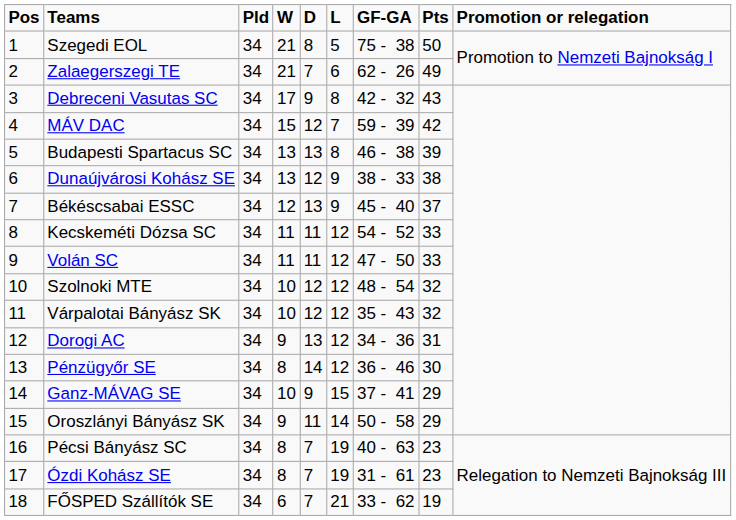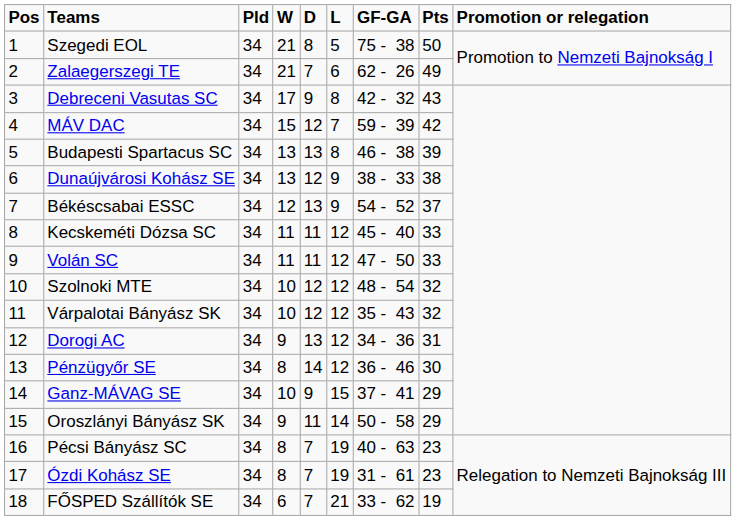(386, 206) 45 - 40 -> (386, 206) 54 - 52
(386, 233) 54 - 52 -> (386, 233) 45 - 40
